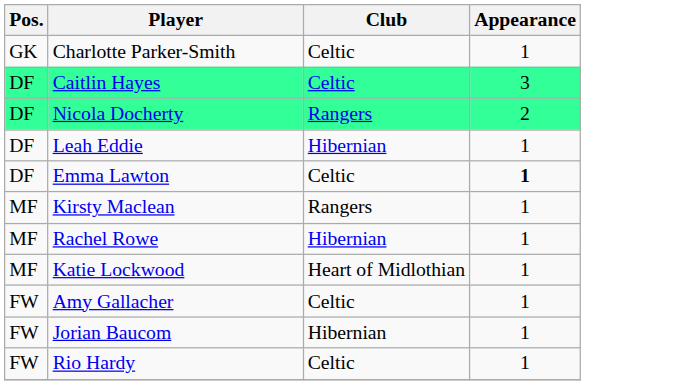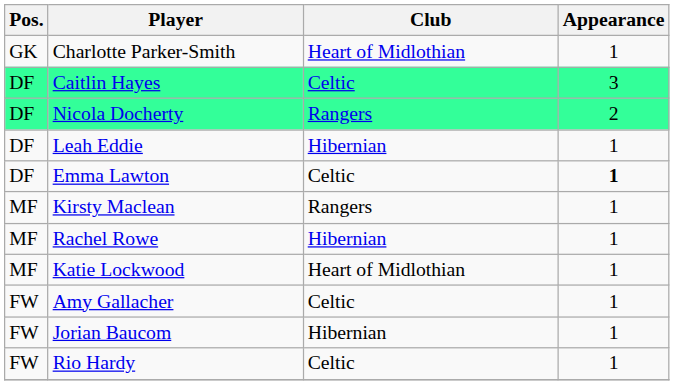(331, 51) Celtic -> (386, 51) Heart of Midlothian
